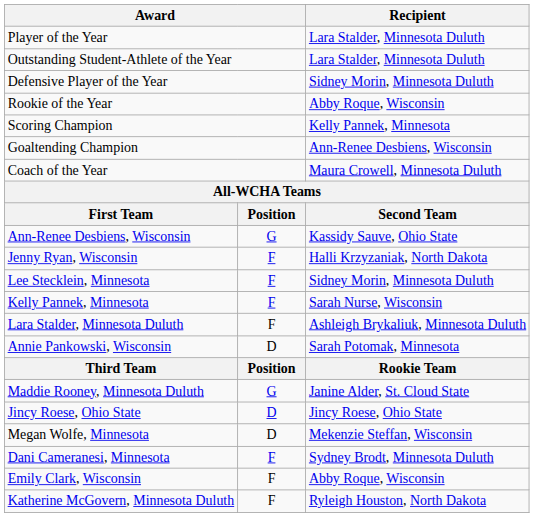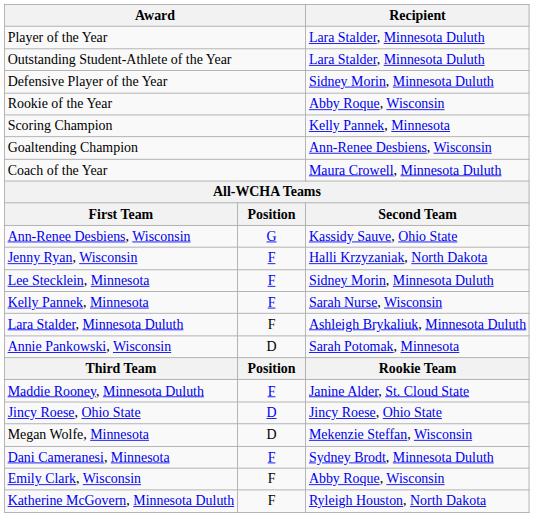(272, 390) G -> (272, 390) F
